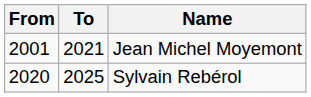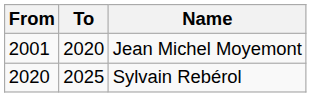(84, 48) 2021 -> (84, 48) 2020
